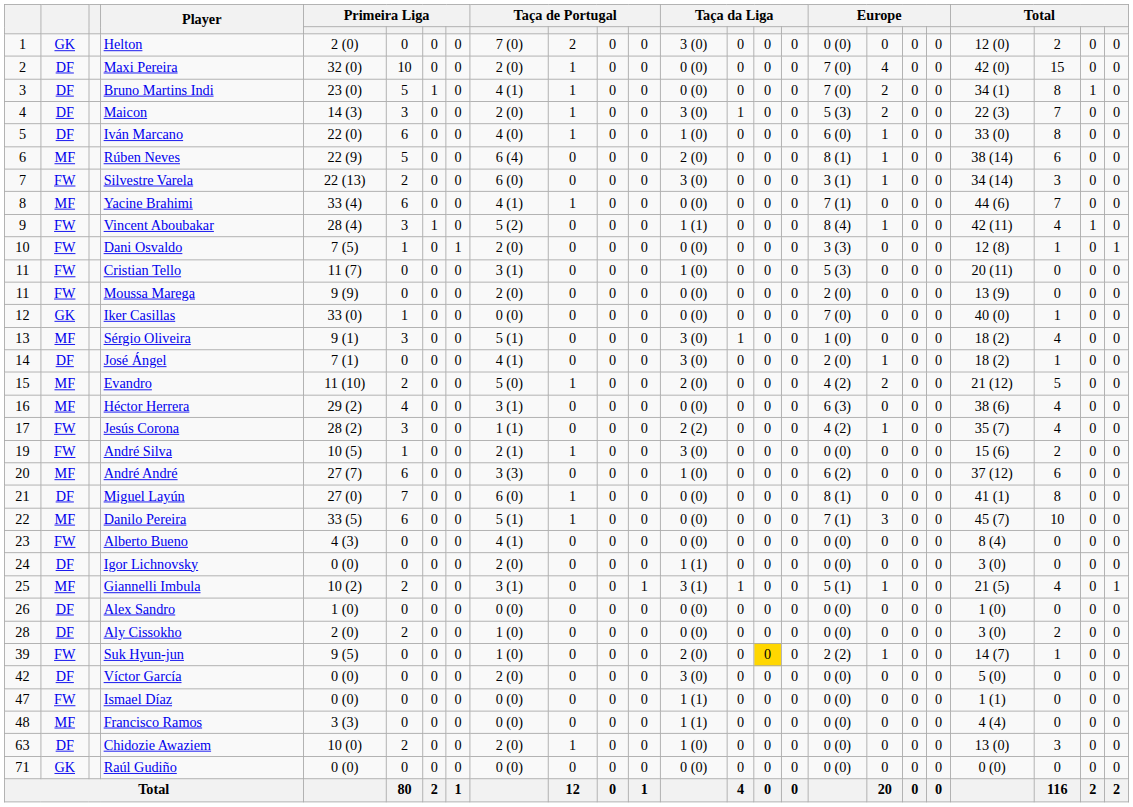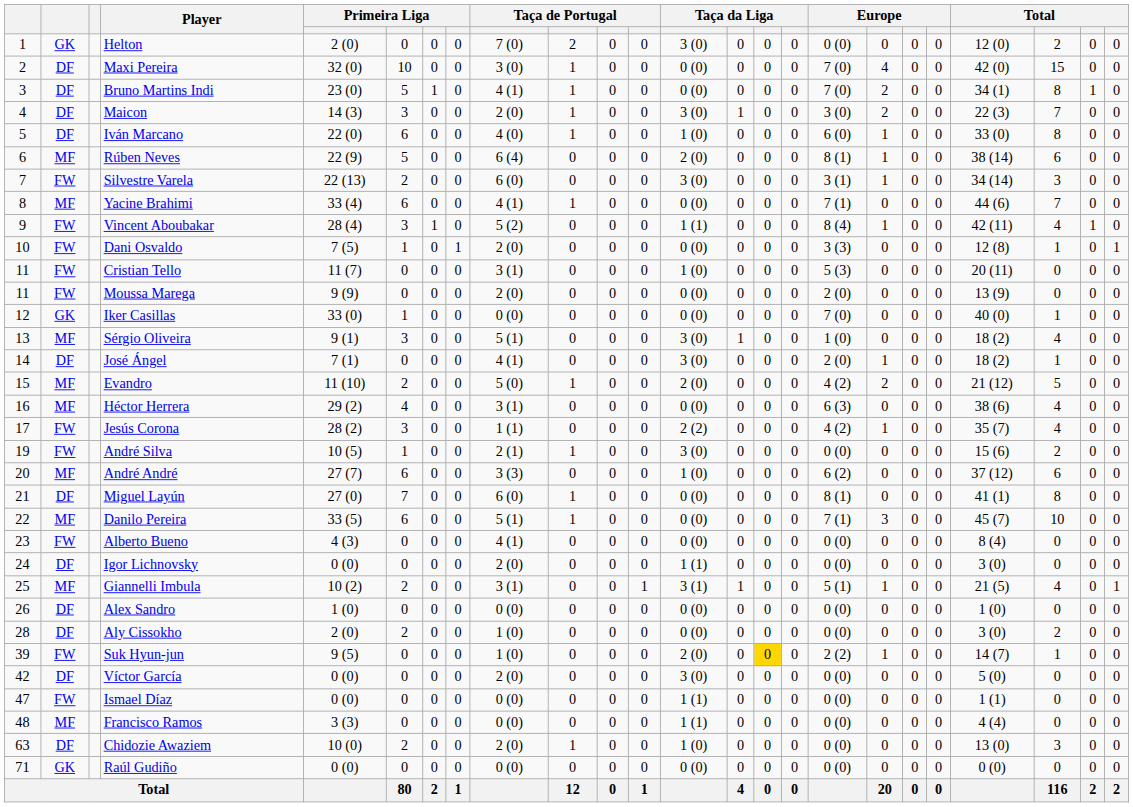(509, 67) 2 (0) -> (509, 67) 3 (0)
(837, 112) 5 (3) -> (837, 112) 3 (0)
